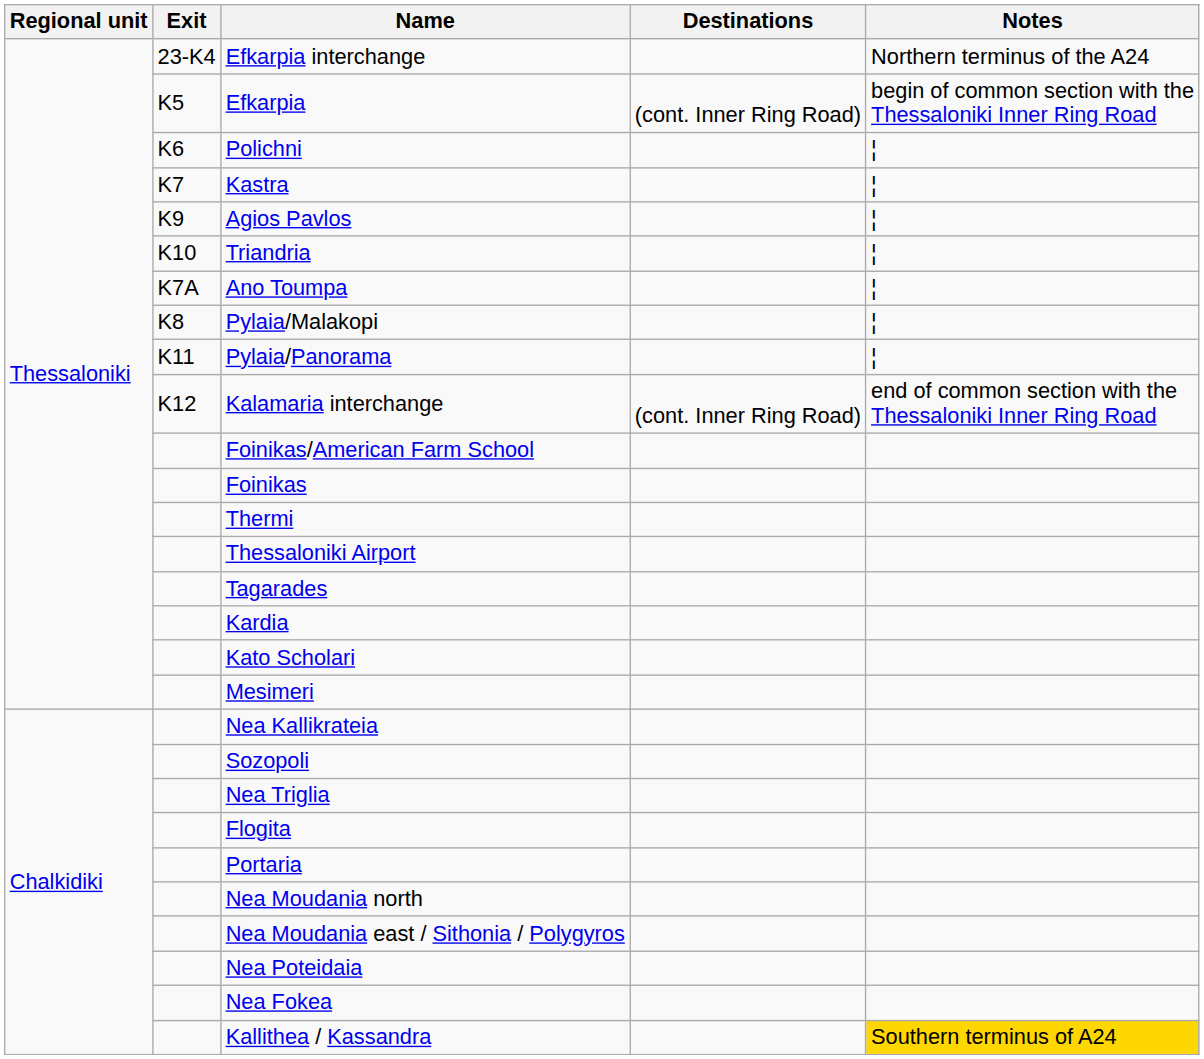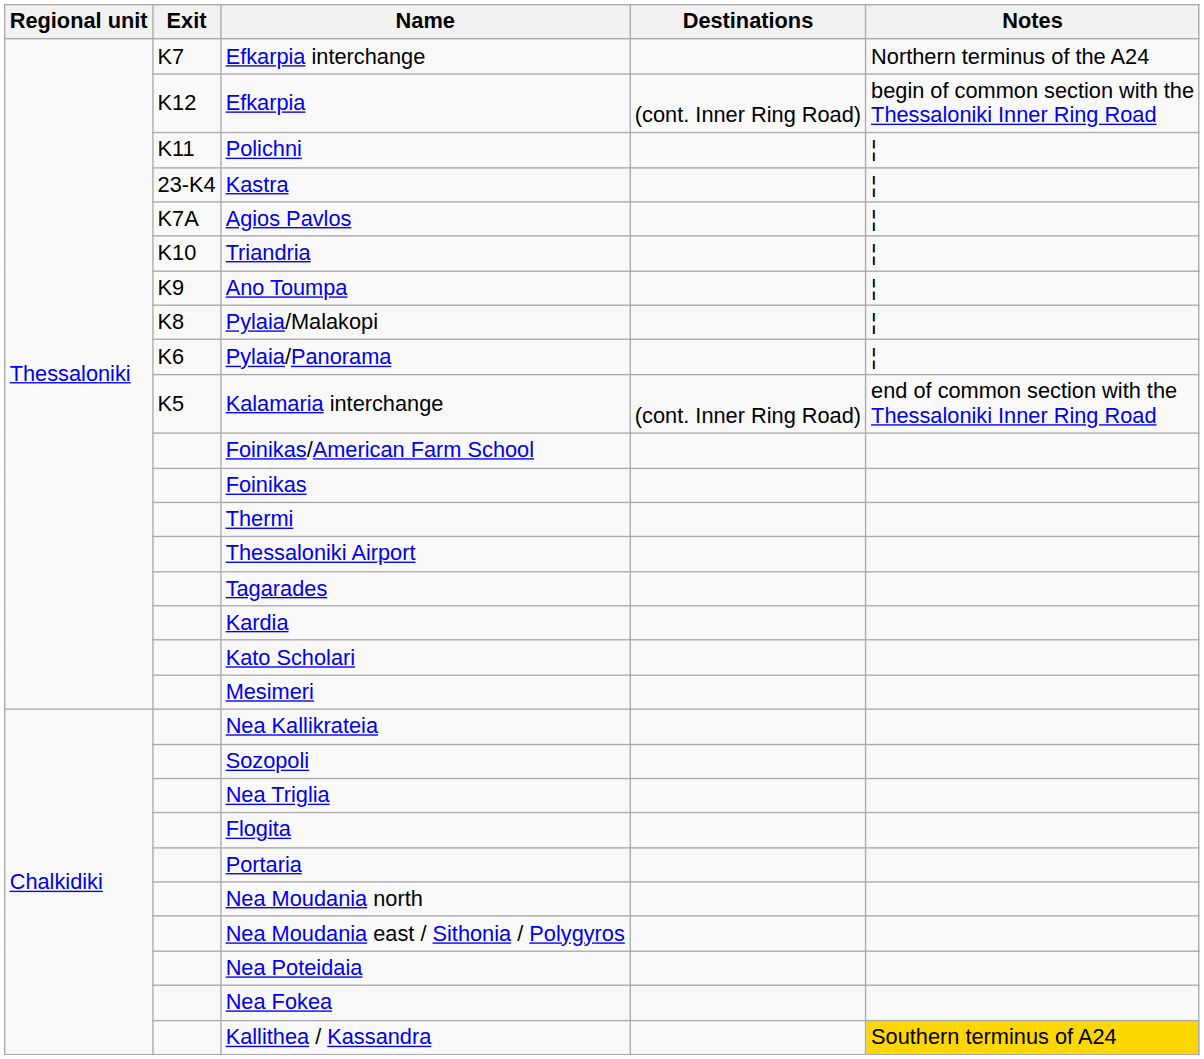(187, 56) 23-K4 -> (171, 56) K7
(171, 103) K5 -> (177, 103) K12
(171, 149) K6 -> (176, 149) K11
(171, 184) K7 -> (187, 184) 23-K4
(171, 218) K9 -> (178, 218) K7A
(178, 287) K7A -> (171, 287) K9
(176, 356) K11 -> (171, 356) K6
(177, 403) K12 -> (171, 403) K5
